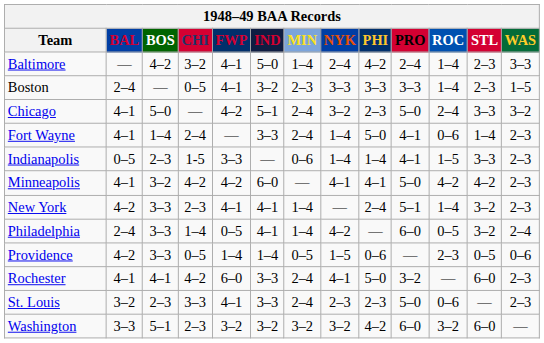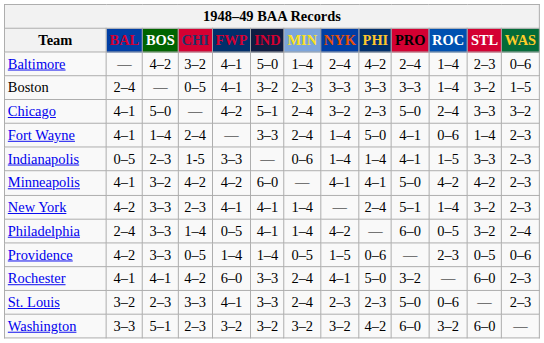(521, 64) 3–3 -> (521, 64) 0–6
(485, 88) 2–3 -> (485, 88) 3–2
